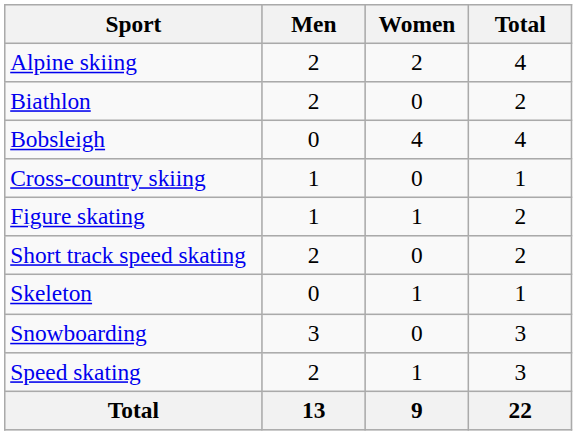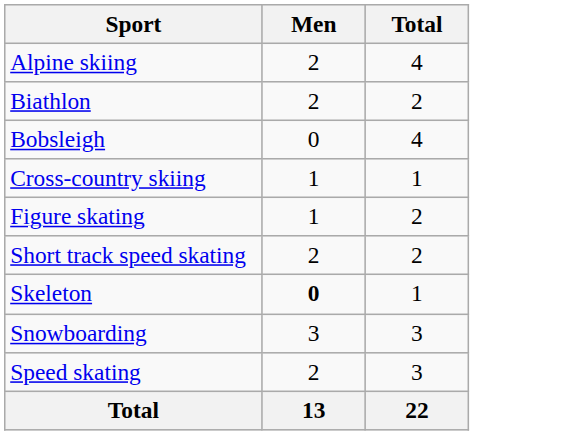- column: (417, 23)
(314, 294) normal -> (314, 294) bold
